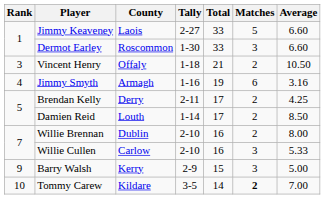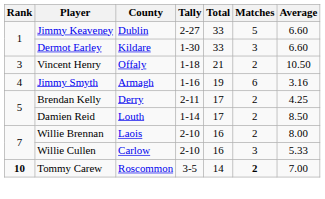(130, 30) Laois -> (133, 30) Dublin
(146, 47) Roscommon -> (134, 47) Kildare
(133, 133) Dublin -> (130, 133) Laois
- row: (64, 168)
(20, 185) normal -> (20, 168) bold
(134, 185) Kildare -> (146, 168) Roscommon
